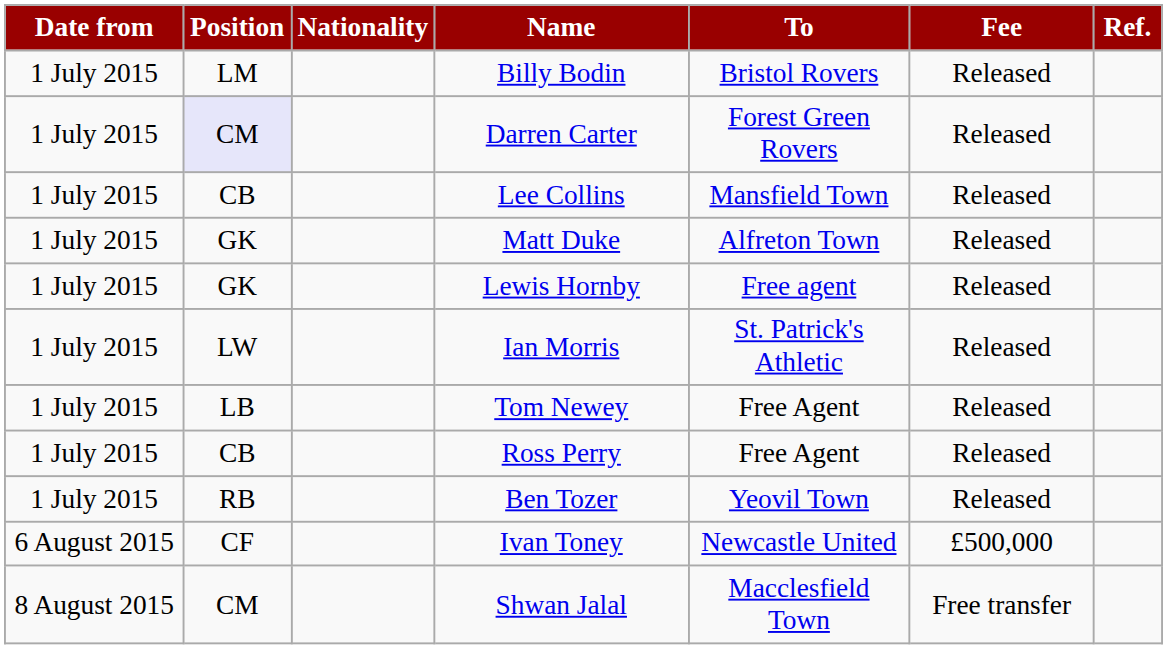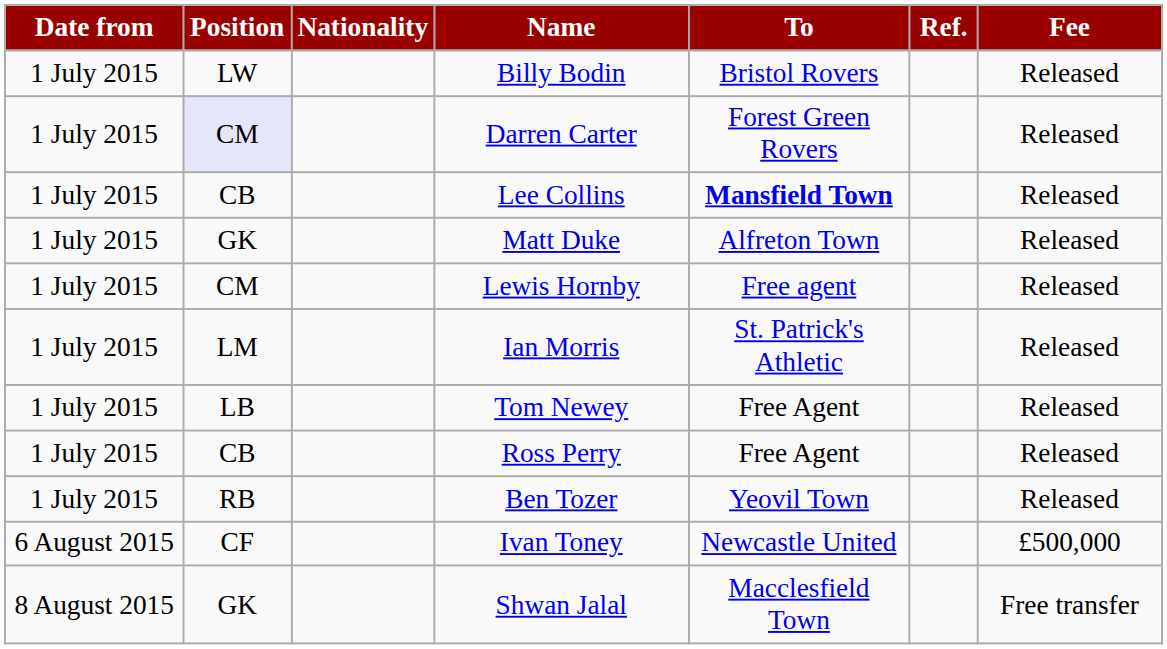columns swapped: (1002, 27) <-> (1127, 27)
(237, 72) LM -> (237, 72) LW
(799, 195) normal -> (799, 195) bold
(237, 285) GK -> (237, 285) CM
(237, 346) LW -> (237, 346) LM
(237, 604) CM -> (237, 604) GK
